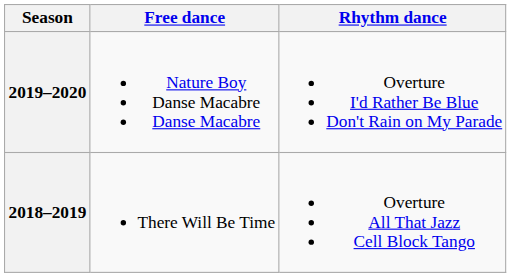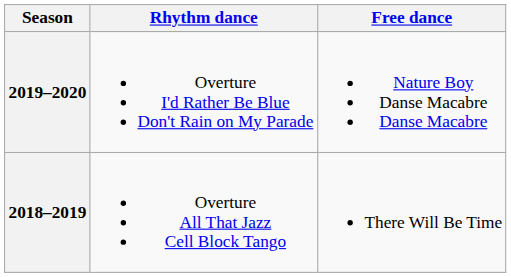columns swapped: (393, 18) <-> (185, 18)
